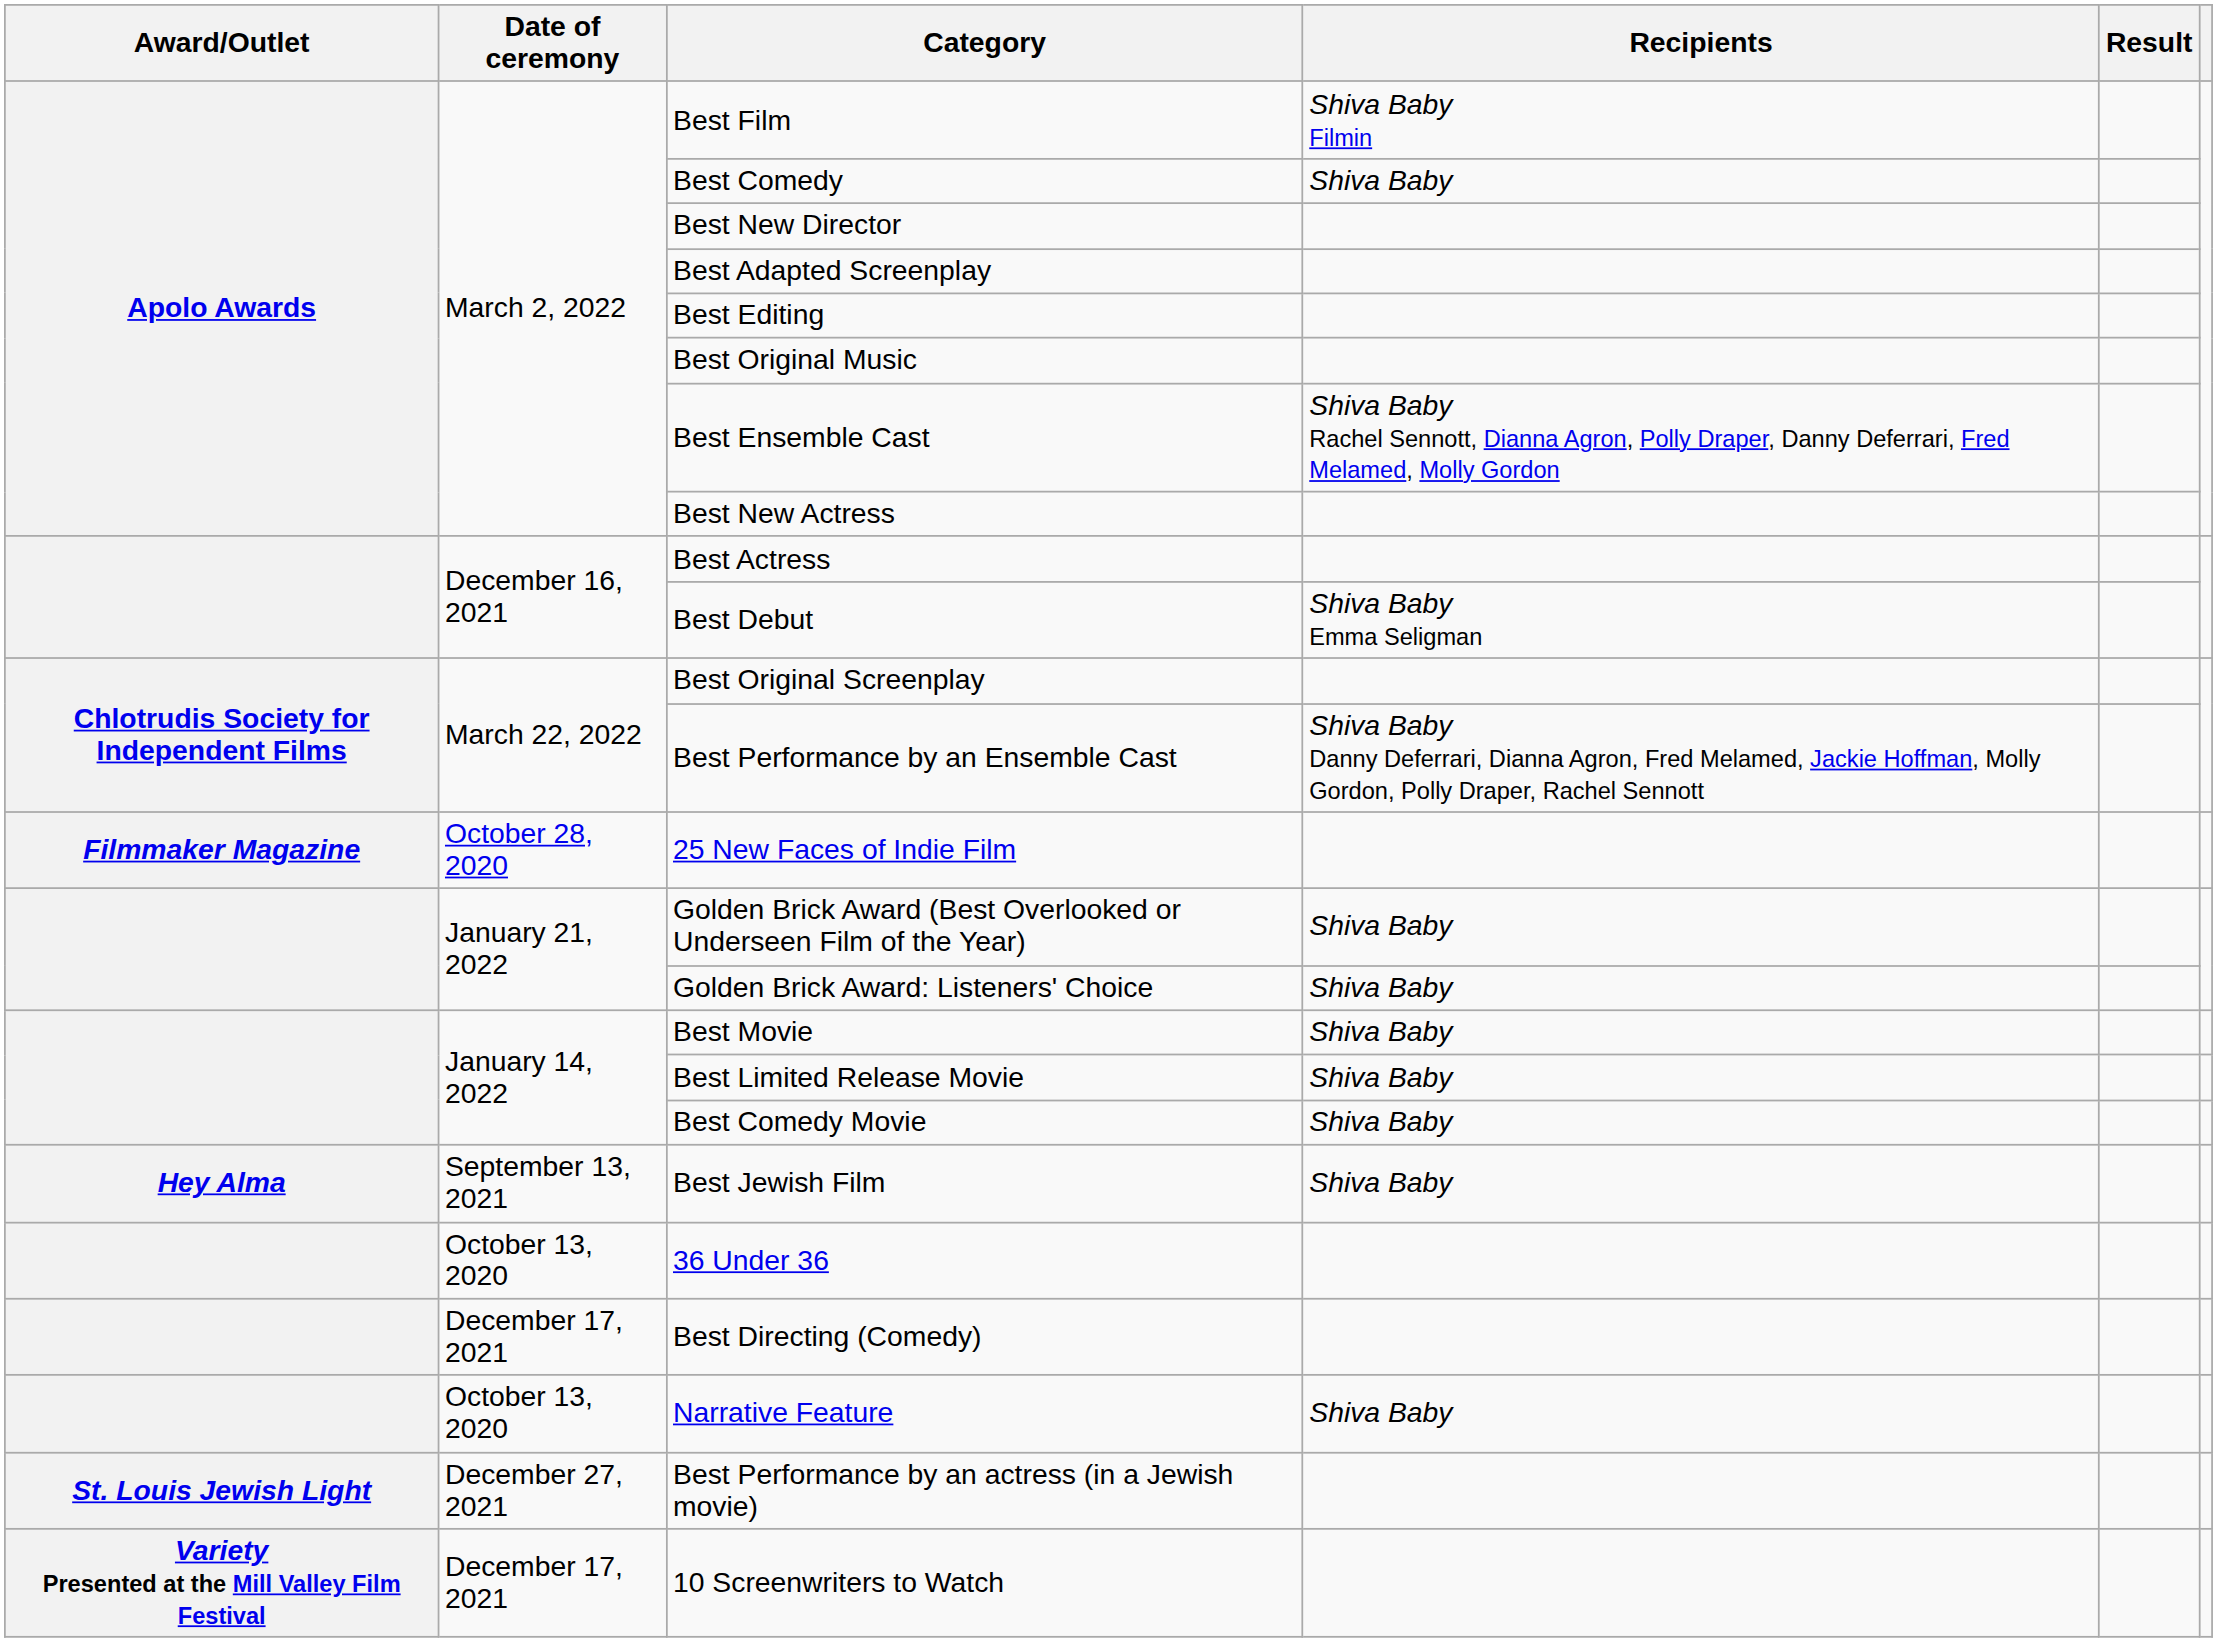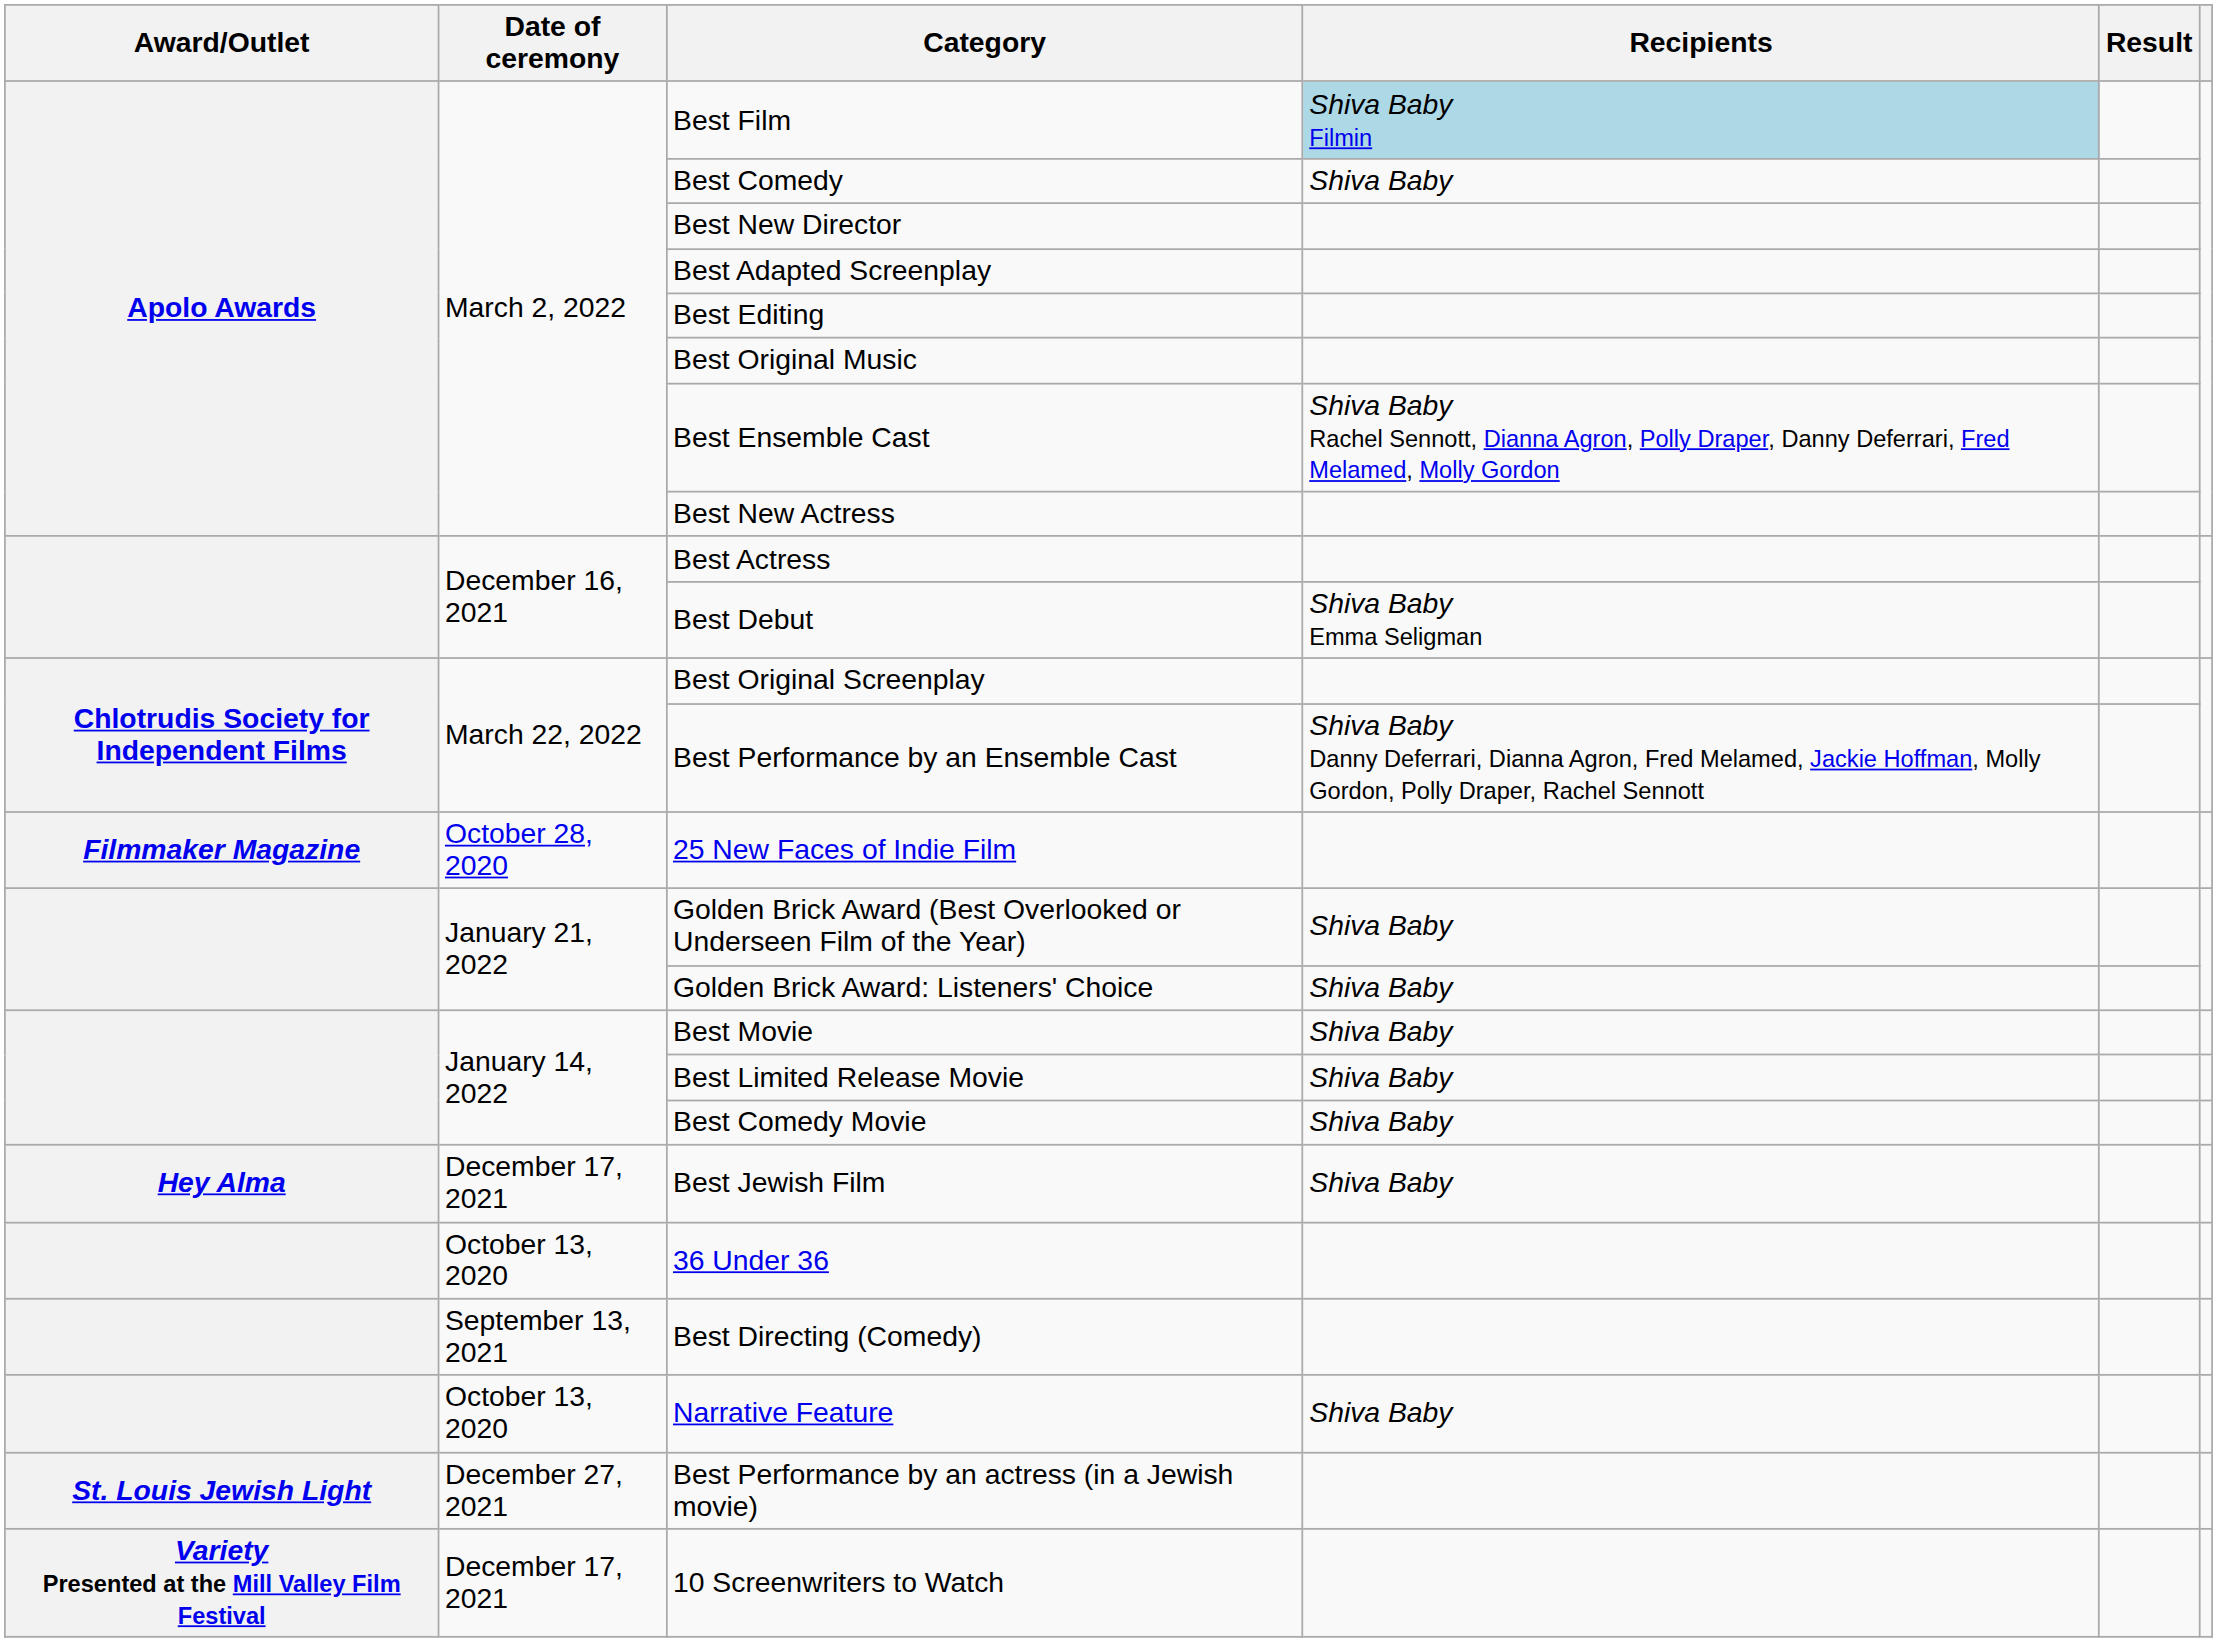(1381, 119) no background -> (1381, 119) lightblue background
(538, 1182) September 13, 2021 -> (534, 1182) December 17, 2021
(534, 1336) December 17, 2021 -> (538, 1336) September 13, 2021
